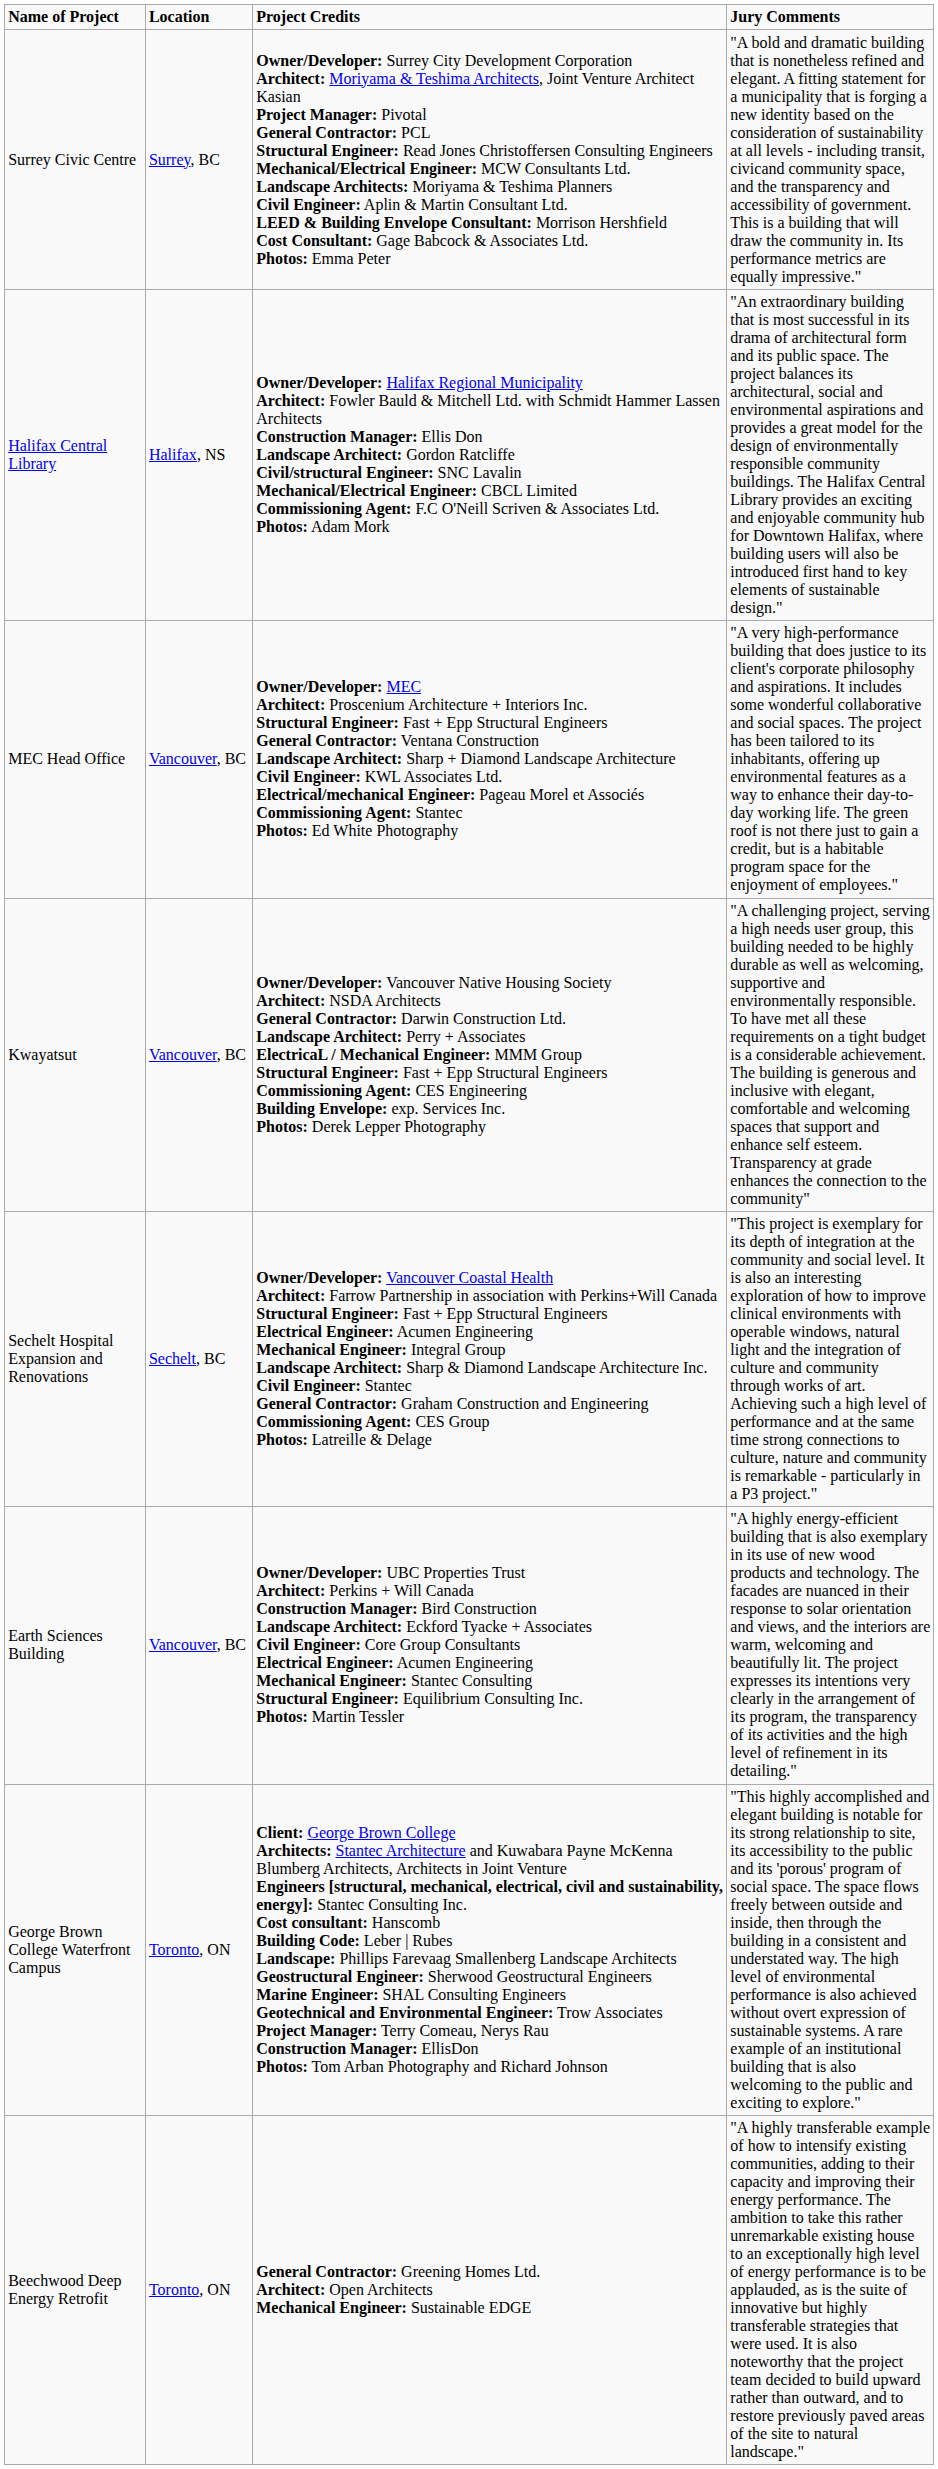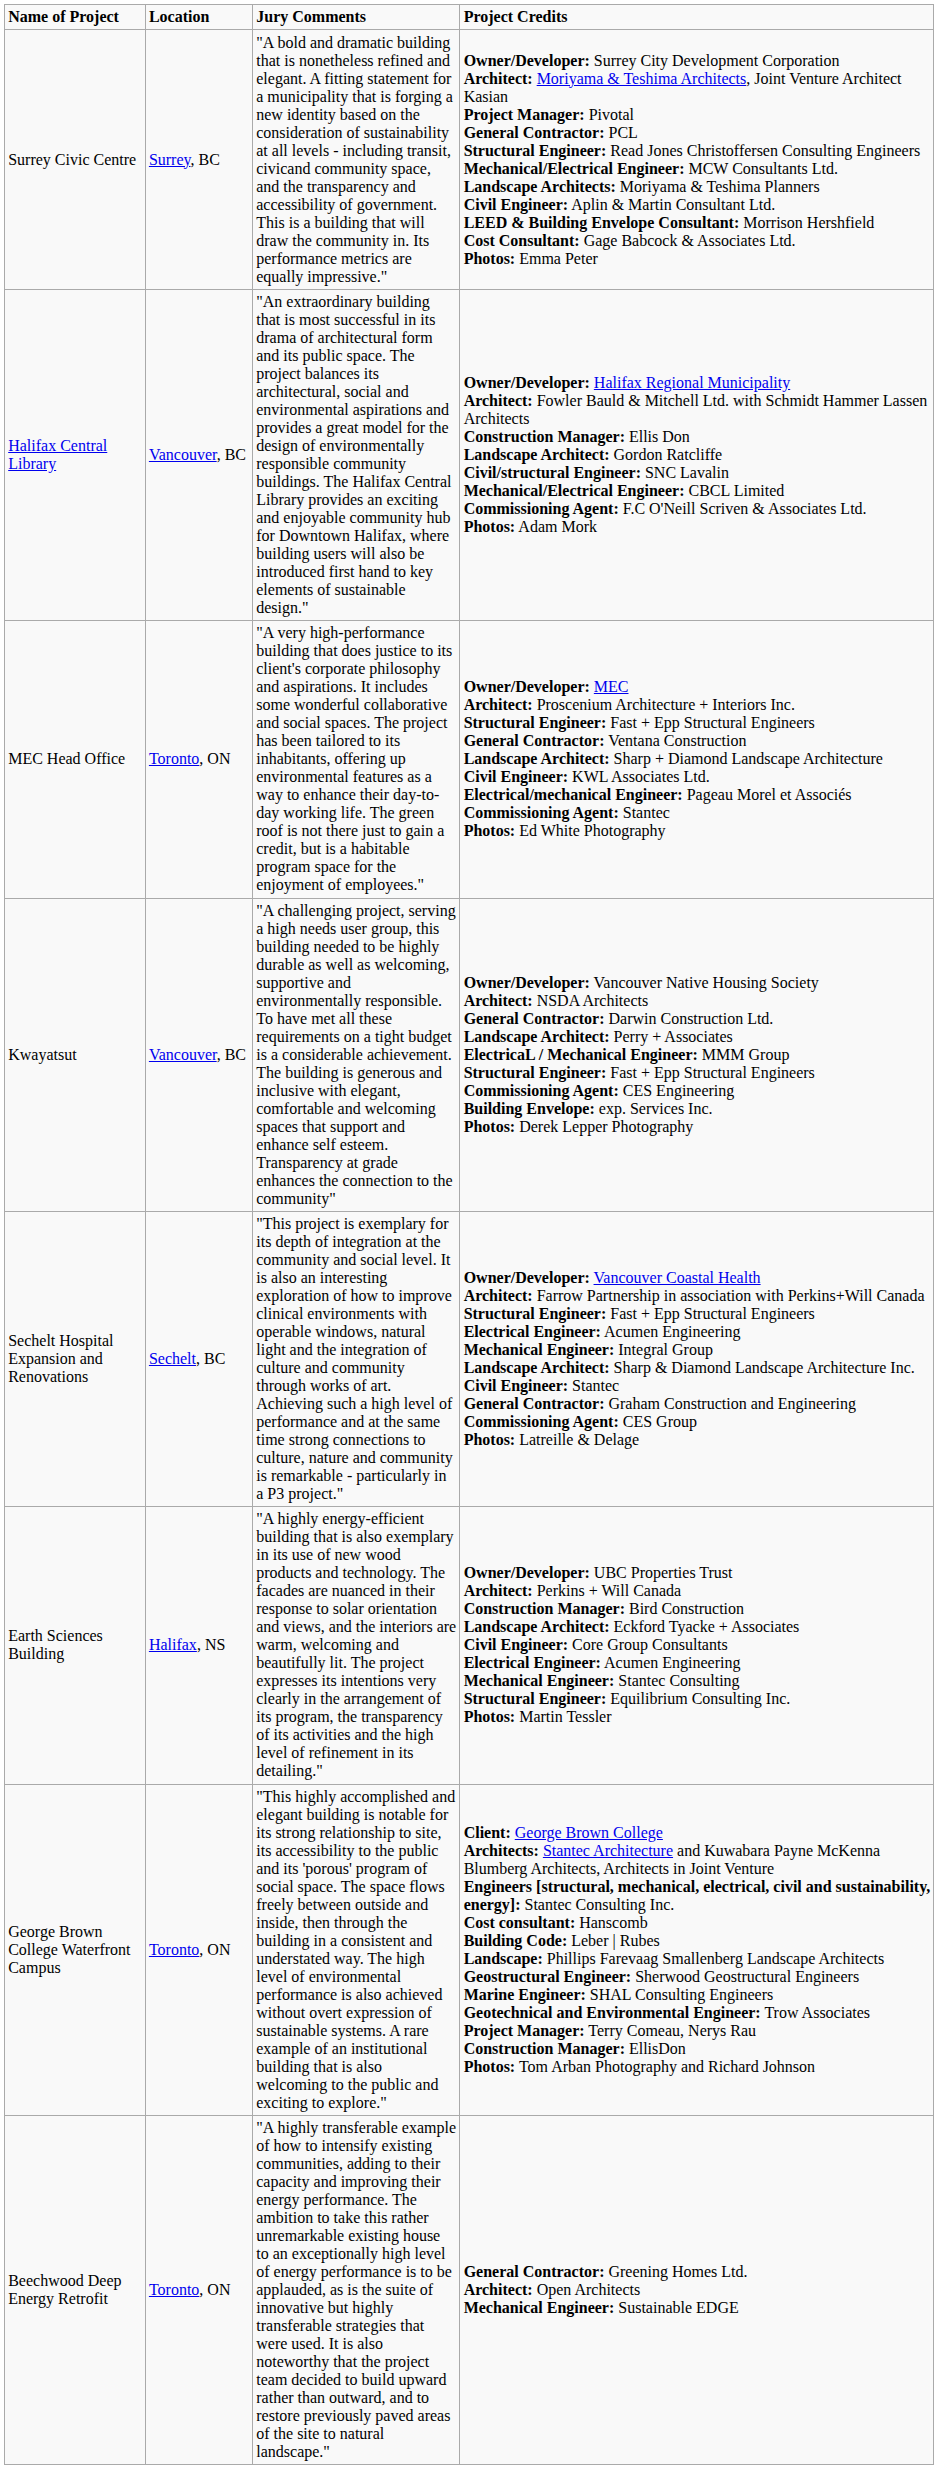columns swapped: (785, 17) <-> (308, 17)
(187, 454) Halifax, NS -> (197, 454) Vancouver, BC
(197, 759) Vancouver, BC -> (190, 759) Toronto, ON
(197, 1645) Vancouver, BC -> (187, 1645) Halifax, NS
